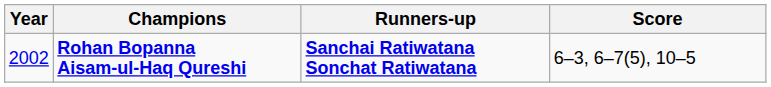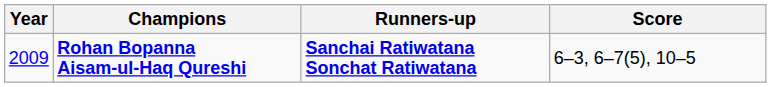(29, 58) 2002 -> (29, 58) 2009
